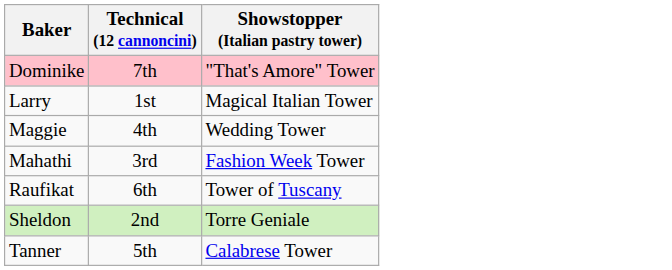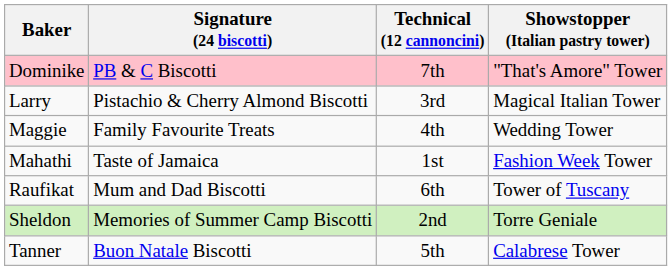+ column: (233, 30)
(145, 100) 1st -> (433, 100) 3rd
(145, 160) 3rd -> (433, 160) 1st
